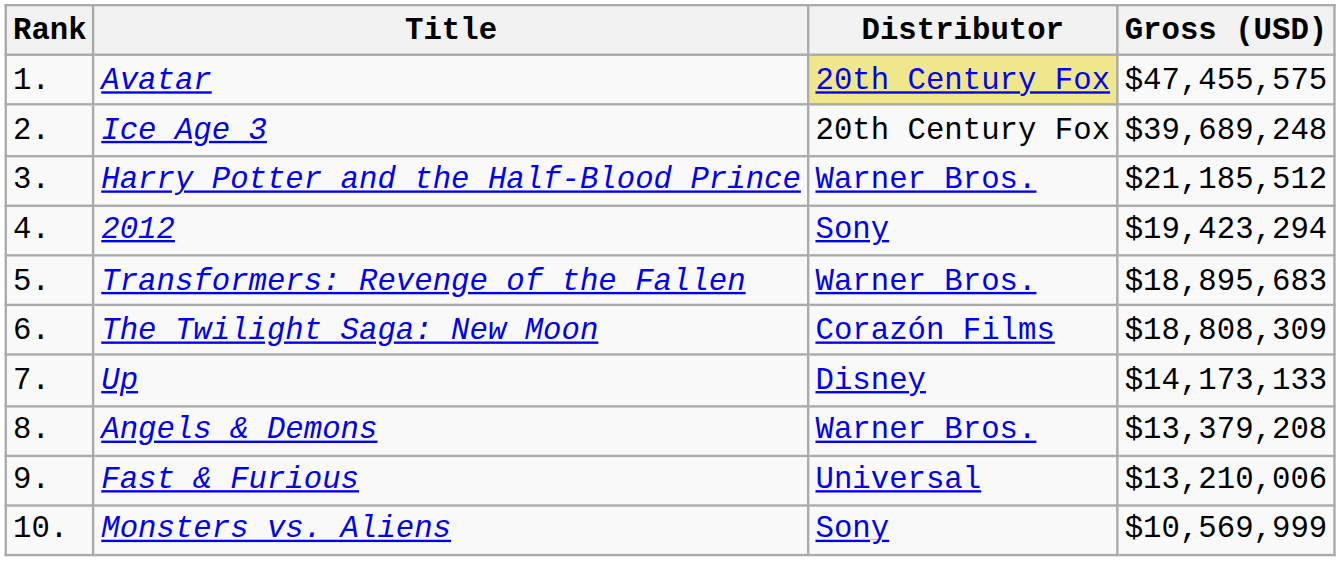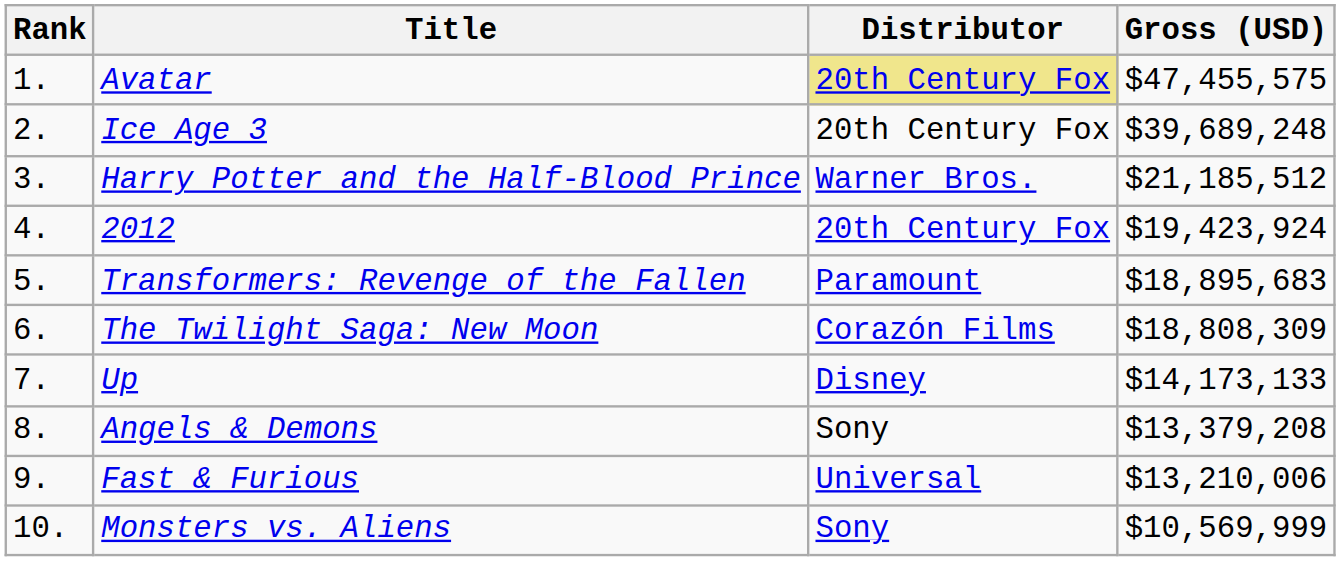(852, 230) Sony -> (963, 230) 20th Century Fox
(1226, 230) $19,423,294 -> (1226, 230) $19,423,924
(926, 280) Warner Bros. -> (898, 280) Paramount
(926, 430) Warner Bros. -> (852, 430) Sony
